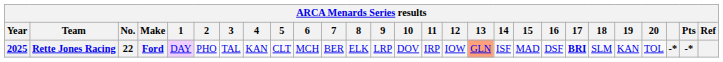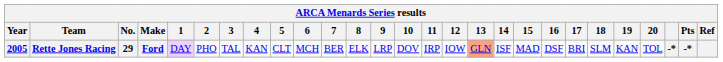(17, 48) 2025 -> (17, 48) 2005
(128, 48) 22 -> (128, 48) 29
(577, 48) bold -> (577, 48) normal
